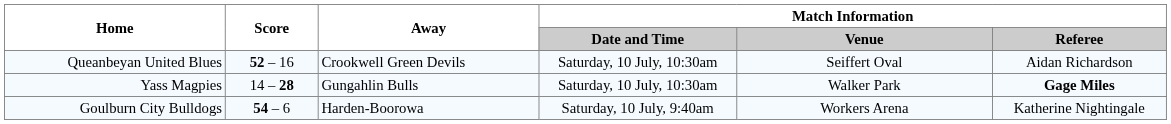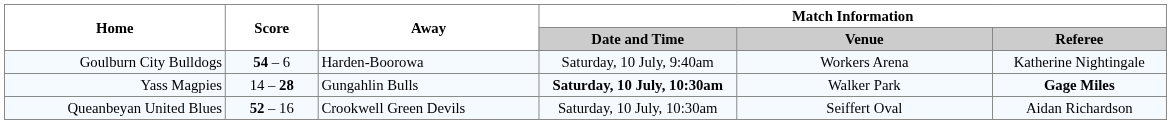rows swapped: (151, 108) <-> (145, 62)
(638, 84) normal -> (638, 84) bold
